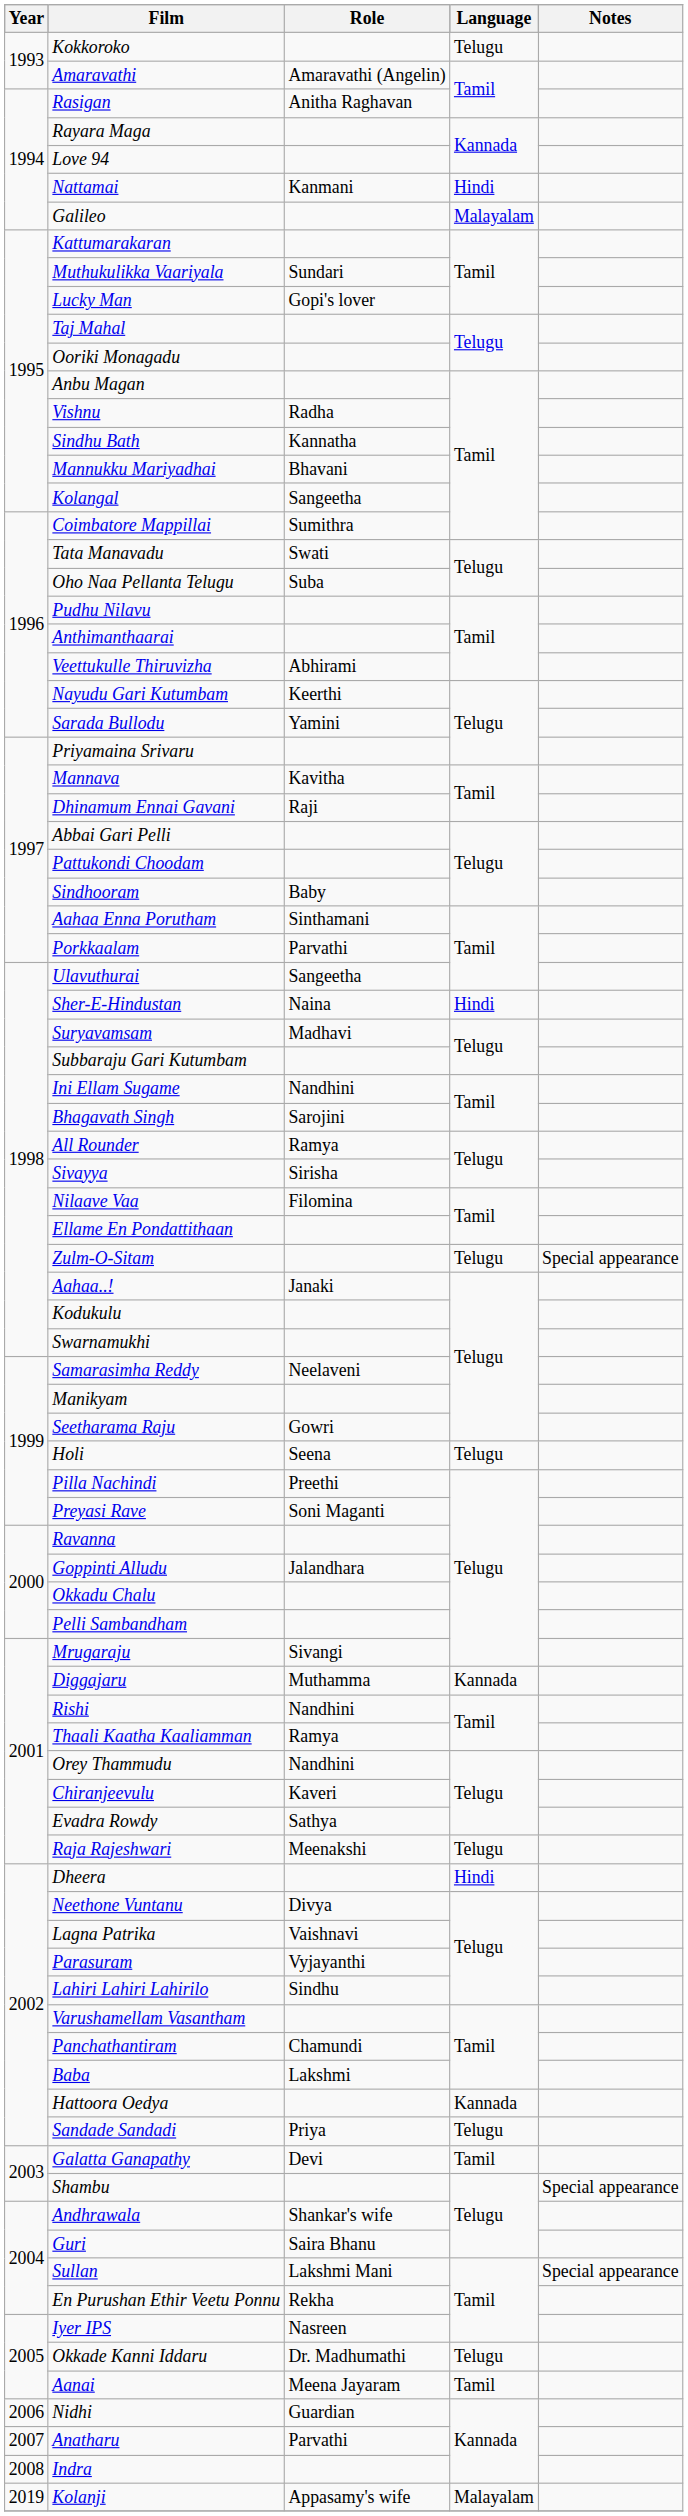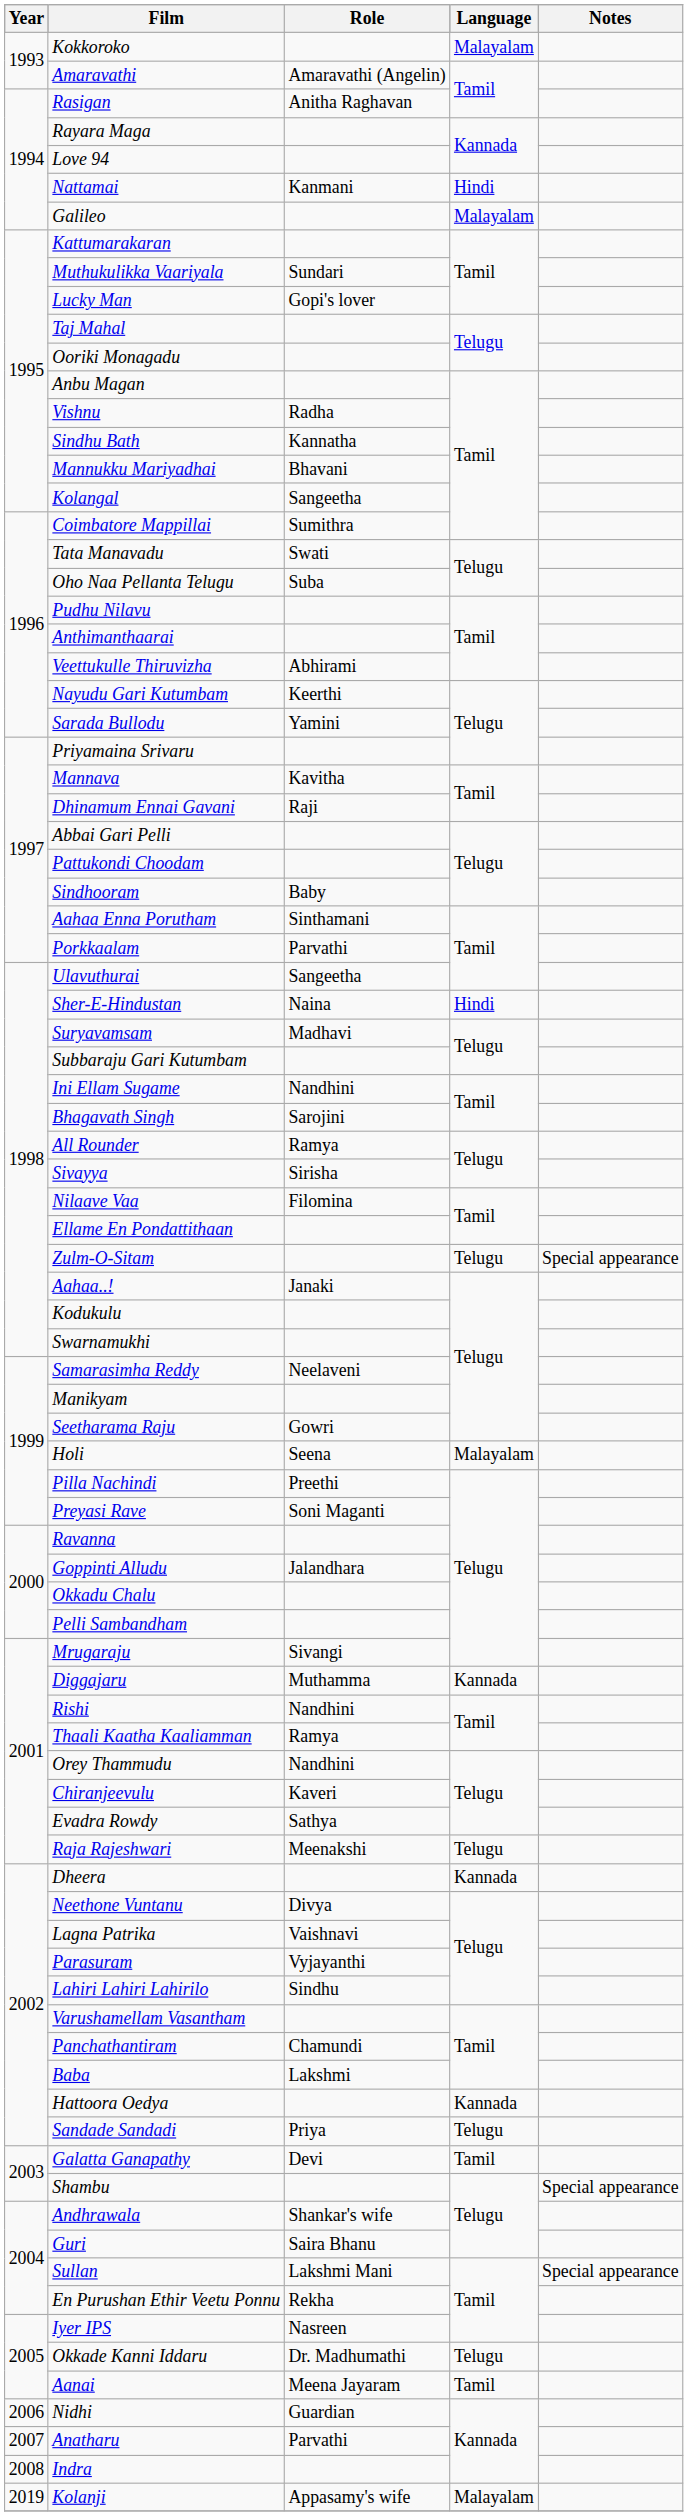(478, 46) Telugu -> (494, 46) Malayalam
(478, 1455) Telugu -> (494, 1455) Malayalam
(474, 1877) Hindi -> (486, 1877) Kannada
